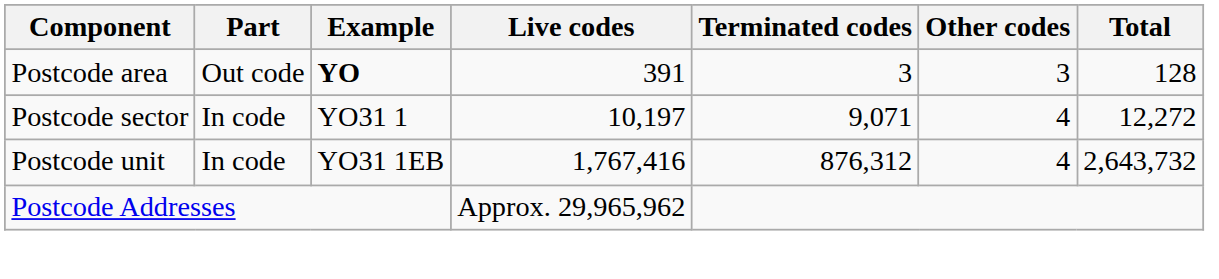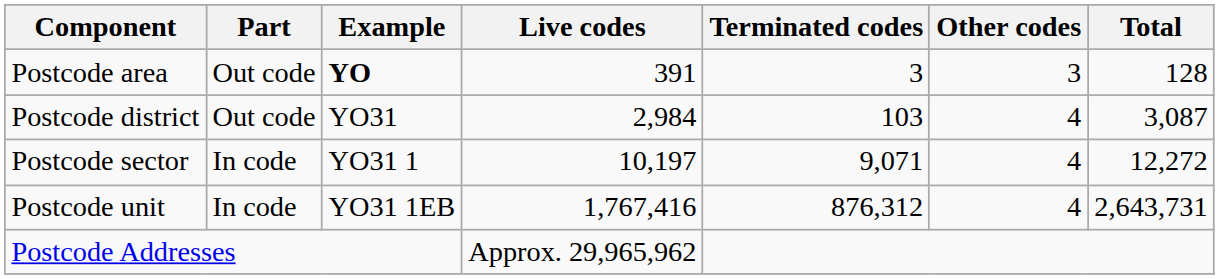+ row: (105, 116)
(1140, 161) 2,643,732 -> (1151, 206) 2,643,731
